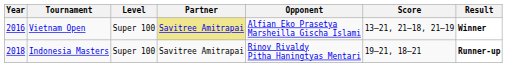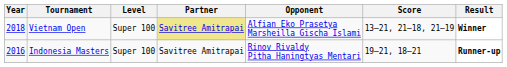(16, 28) 2016 -> (16, 28) 2018
(16, 51) 2018 -> (16, 51) 2016
